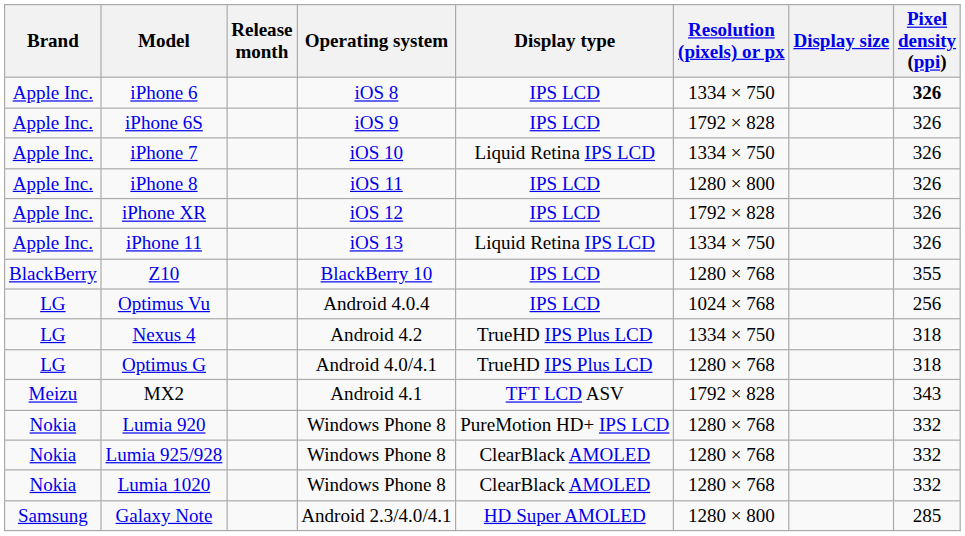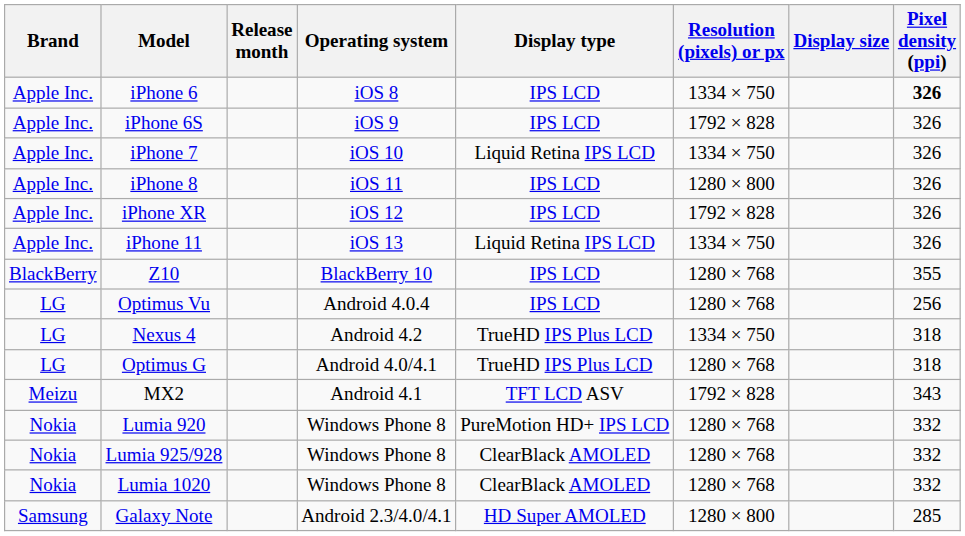(731, 304) 1024 × 768 -> (731, 304) 1280 × 768
